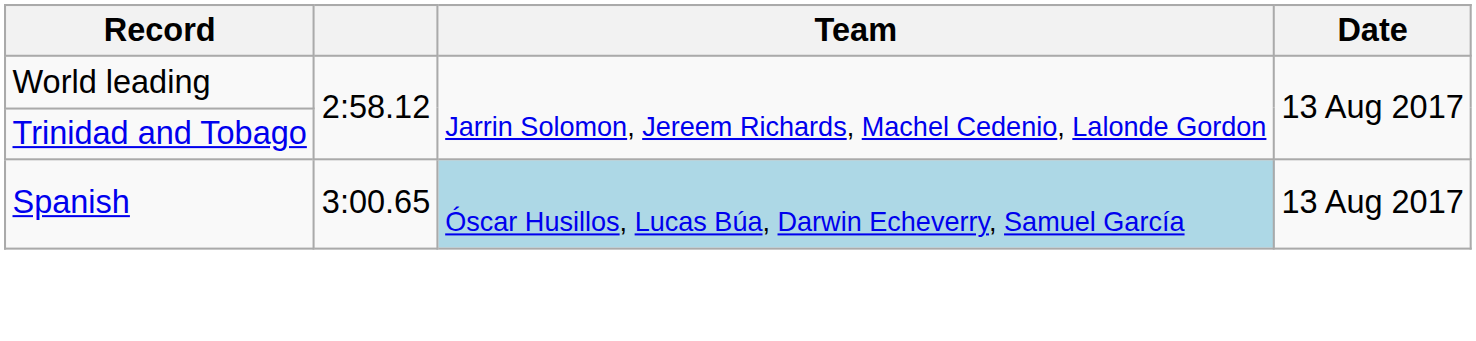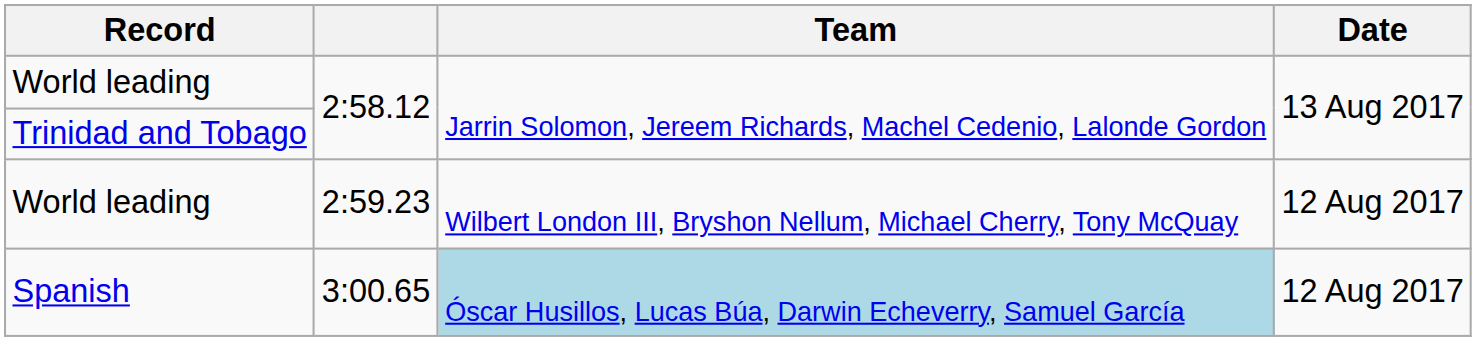+ row: (112, 203)
(1373, 203) 13 Aug 2017 -> (1373, 291) 12 Aug 2017
